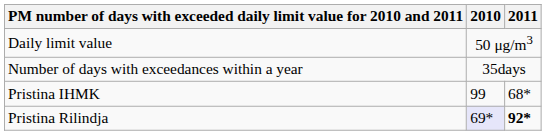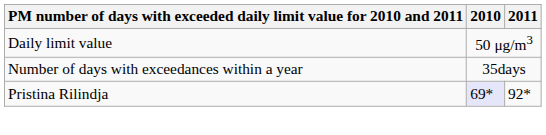- row: (54, 93)
(520, 118) bold -> (520, 93) normal
